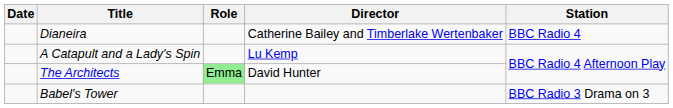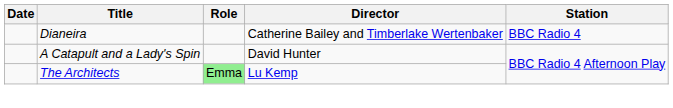(273, 53) Lu Kemp -> (284, 53) David Hunter
(284, 73) David Hunter -> (273, 73) Lu Kemp
- row: (79, 93)
